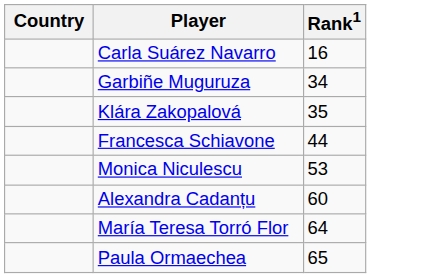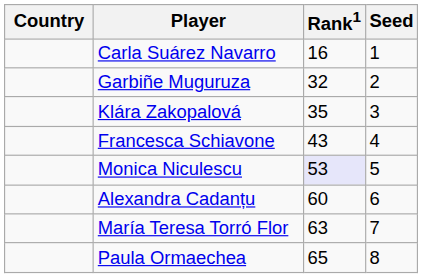+ column: (392, 21)
(318, 82) 34 -> (318, 82) 32
(318, 140) 44 -> (318, 140) 43
(318, 169) no background -> (318, 169) lavender background
(318, 228) 64 -> (318, 228) 63
